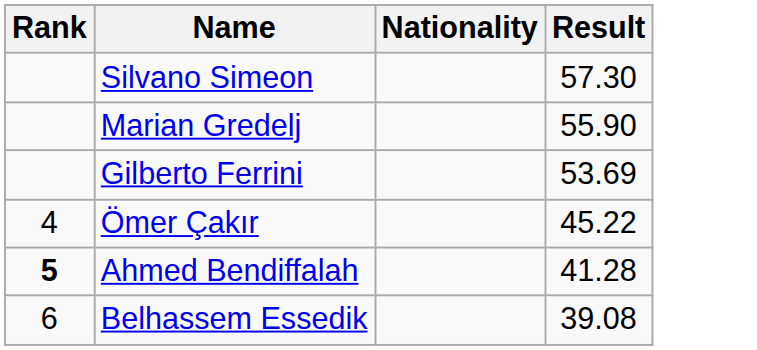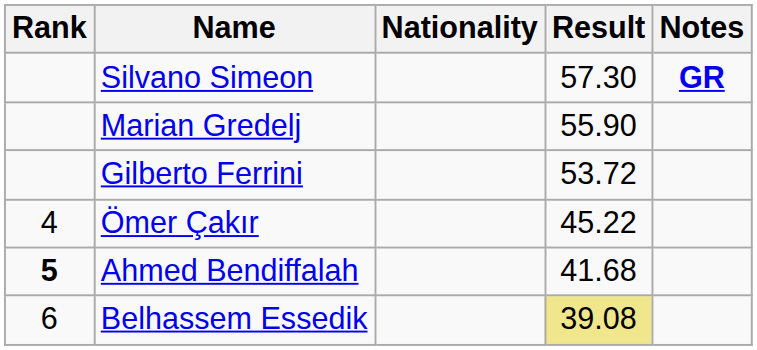+ column: (702, 28)
(599, 174) 53.69 -> (599, 174) 53.72
(599, 271) 41.28 -> (599, 271) 41.68
(599, 319) no background -> (599, 319) khaki background
